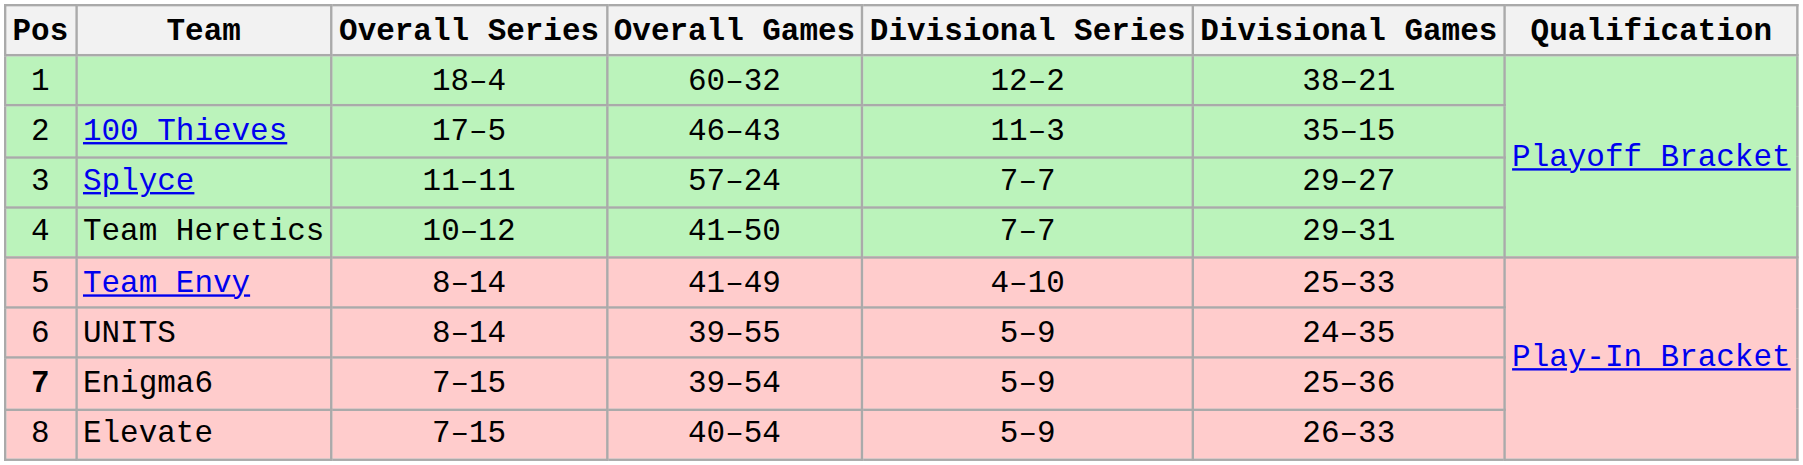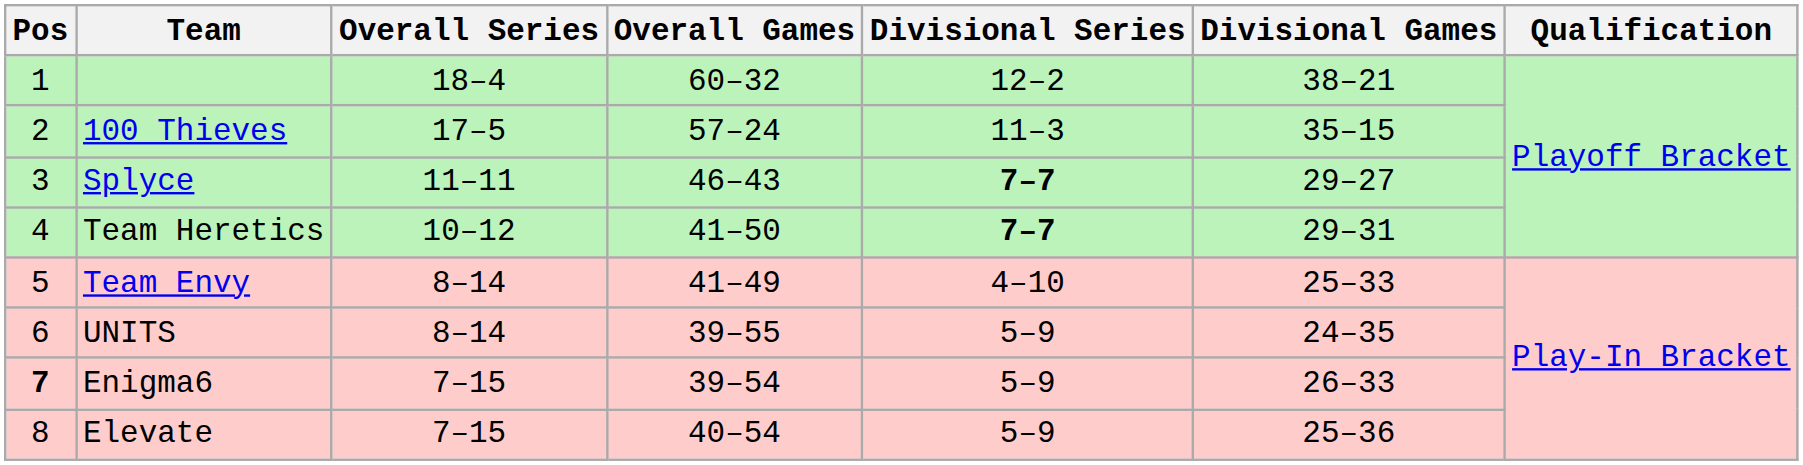(734, 131) 46–43 -> (734, 131) 57–24
(734, 182) 57–24 -> (734, 182) 46–43
(1028, 182) normal -> (1028, 182) bold
(1028, 232) normal -> (1028, 232) bold
(1349, 383) 25–36 -> (1349, 383) 26–33
(1349, 434) 26–33 -> (1349, 434) 25–36
